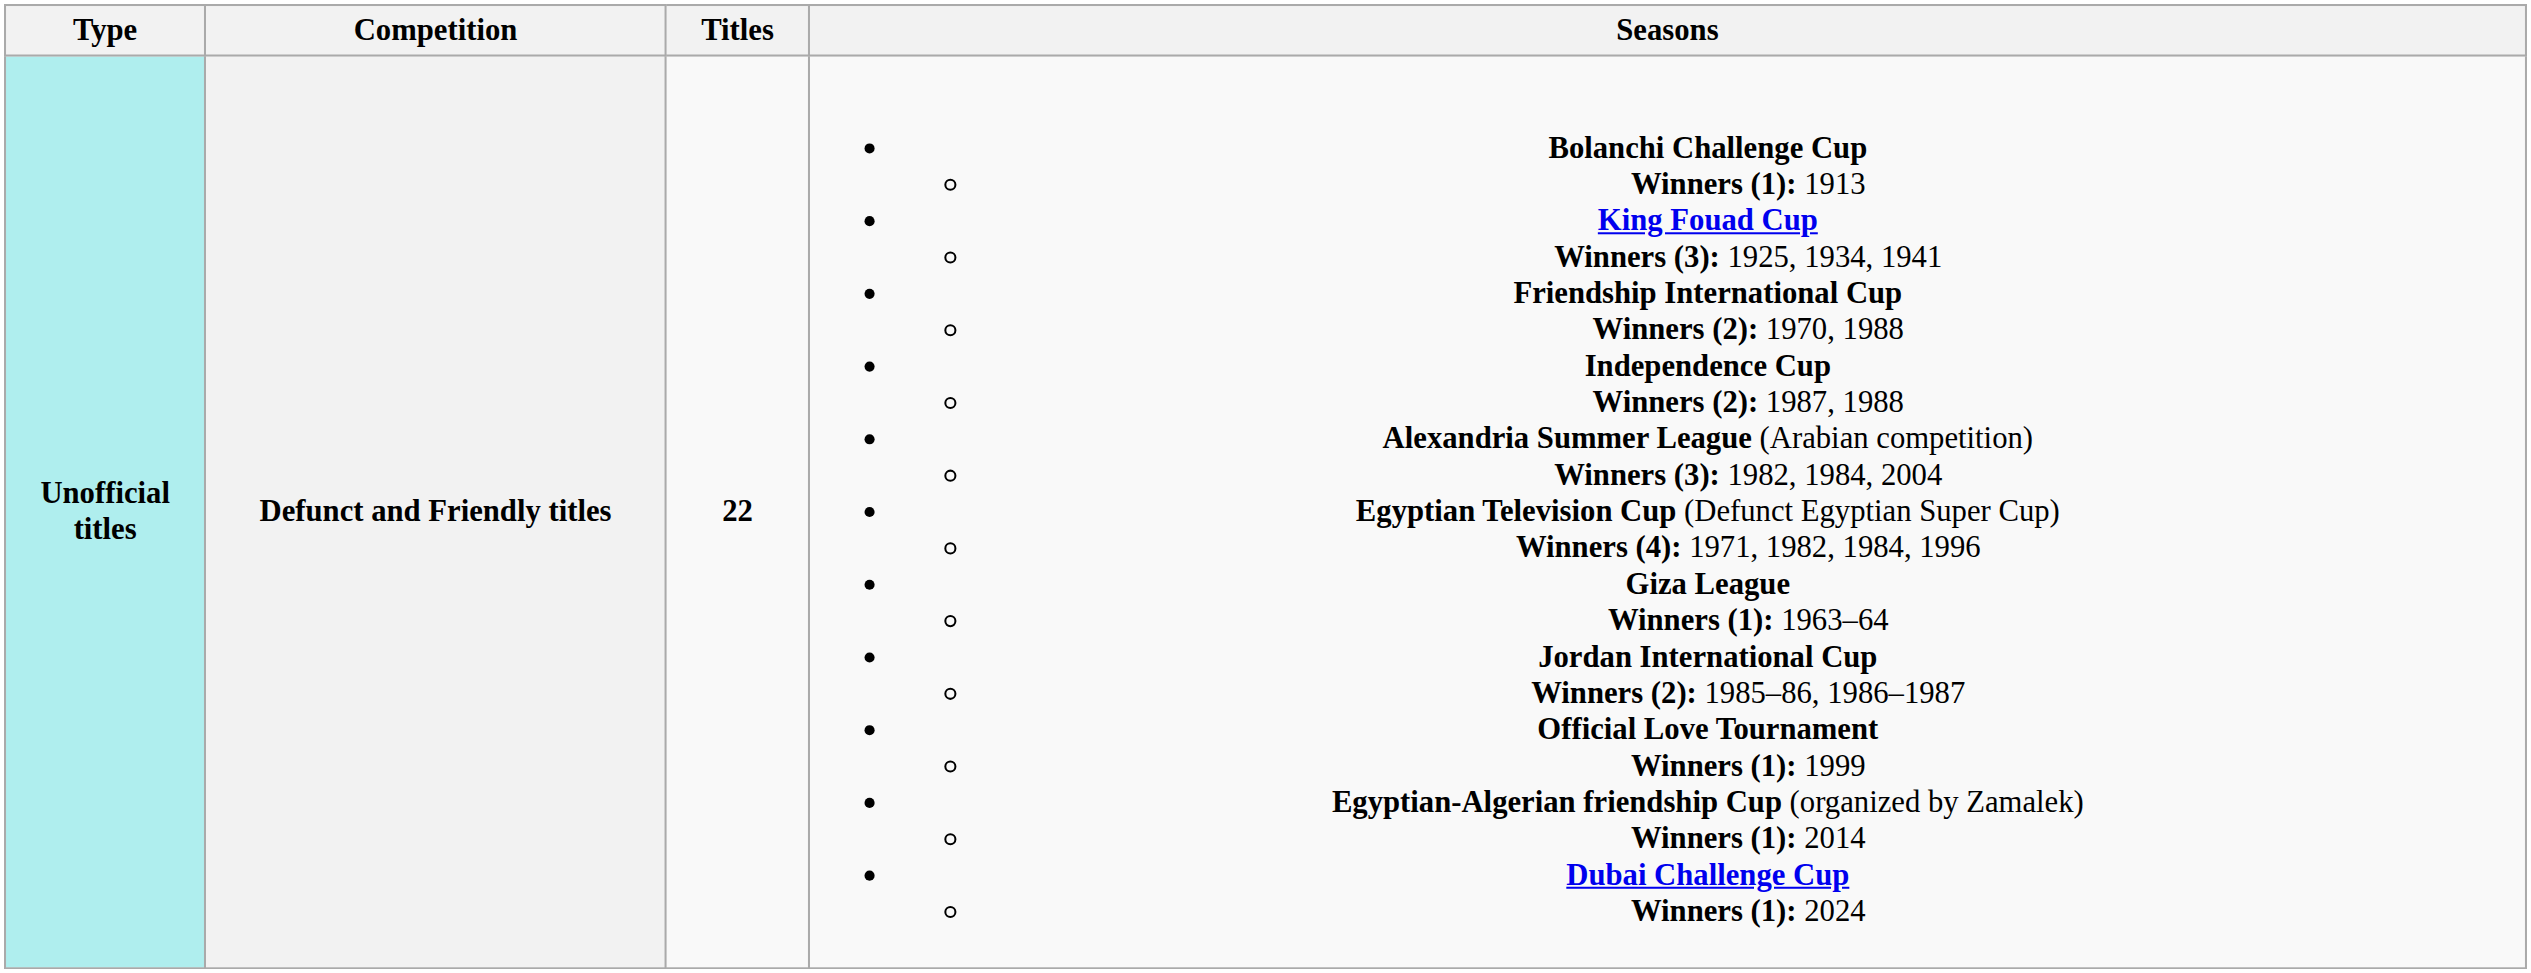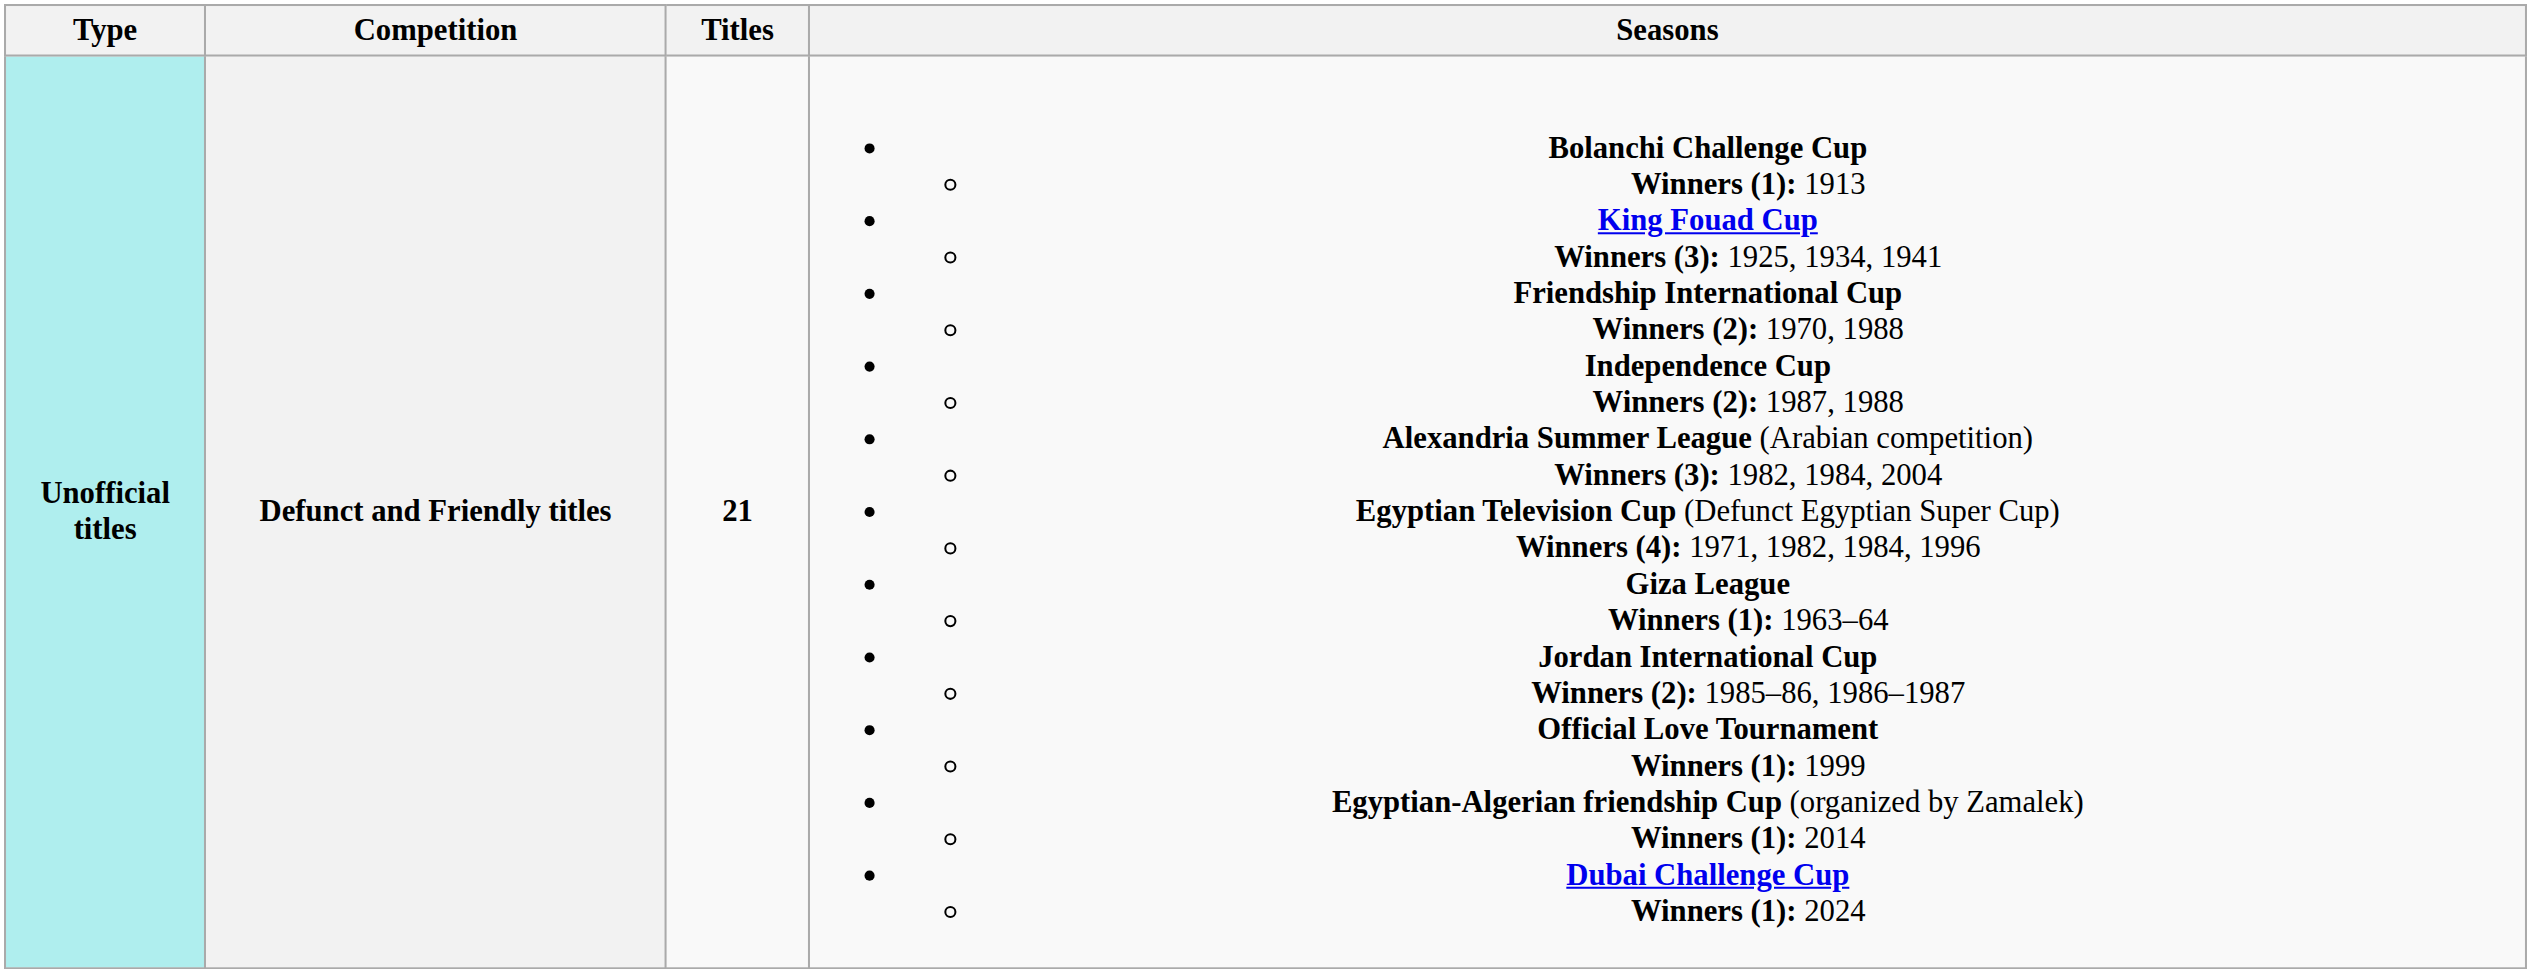(738, 511) 22 -> (738, 511) 21
